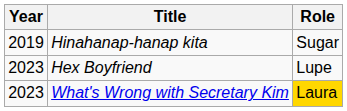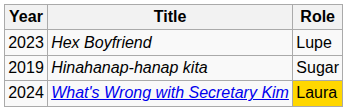rows swapped: (129, 42) <-> (101, 67)
(26, 93) 2023 -> (26, 93) 2024
